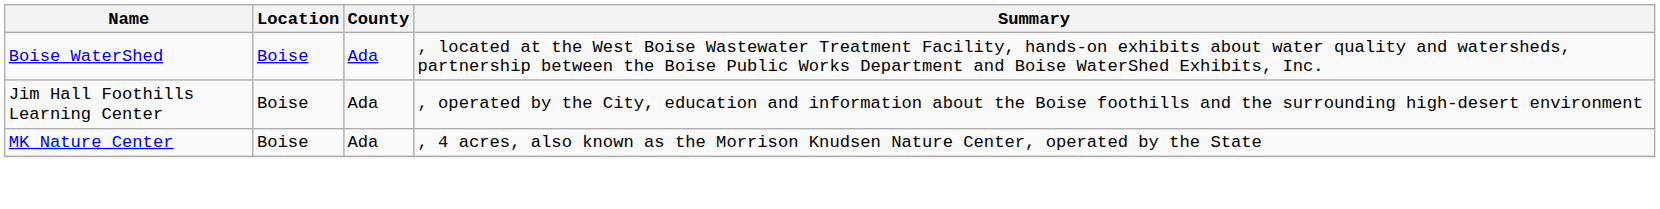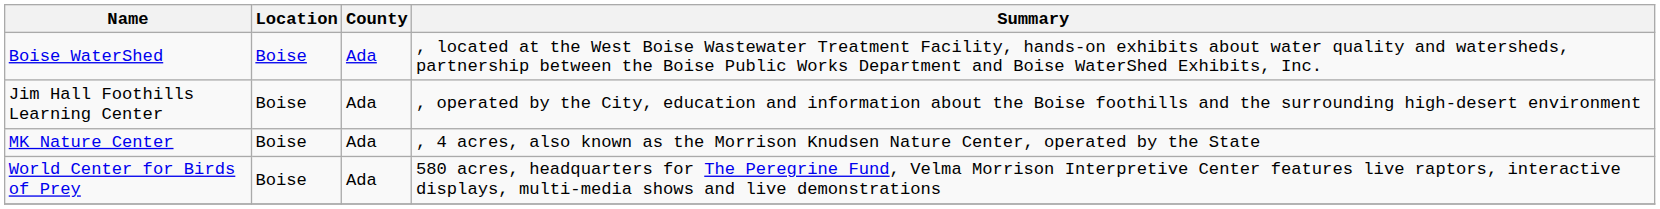+ row: (122, 180)
